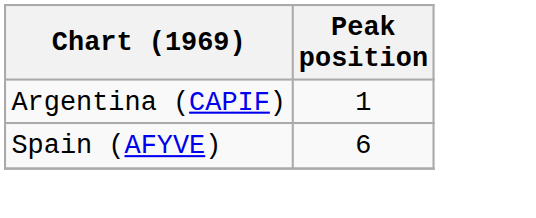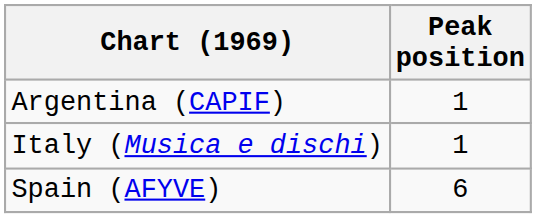+ row: (197, 146)
